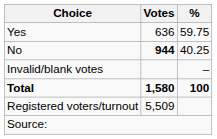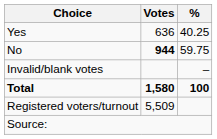(195, 32) 59.75 -> (195, 32) 40.25
(195, 50) 40.25 -> (195, 50) 59.75
